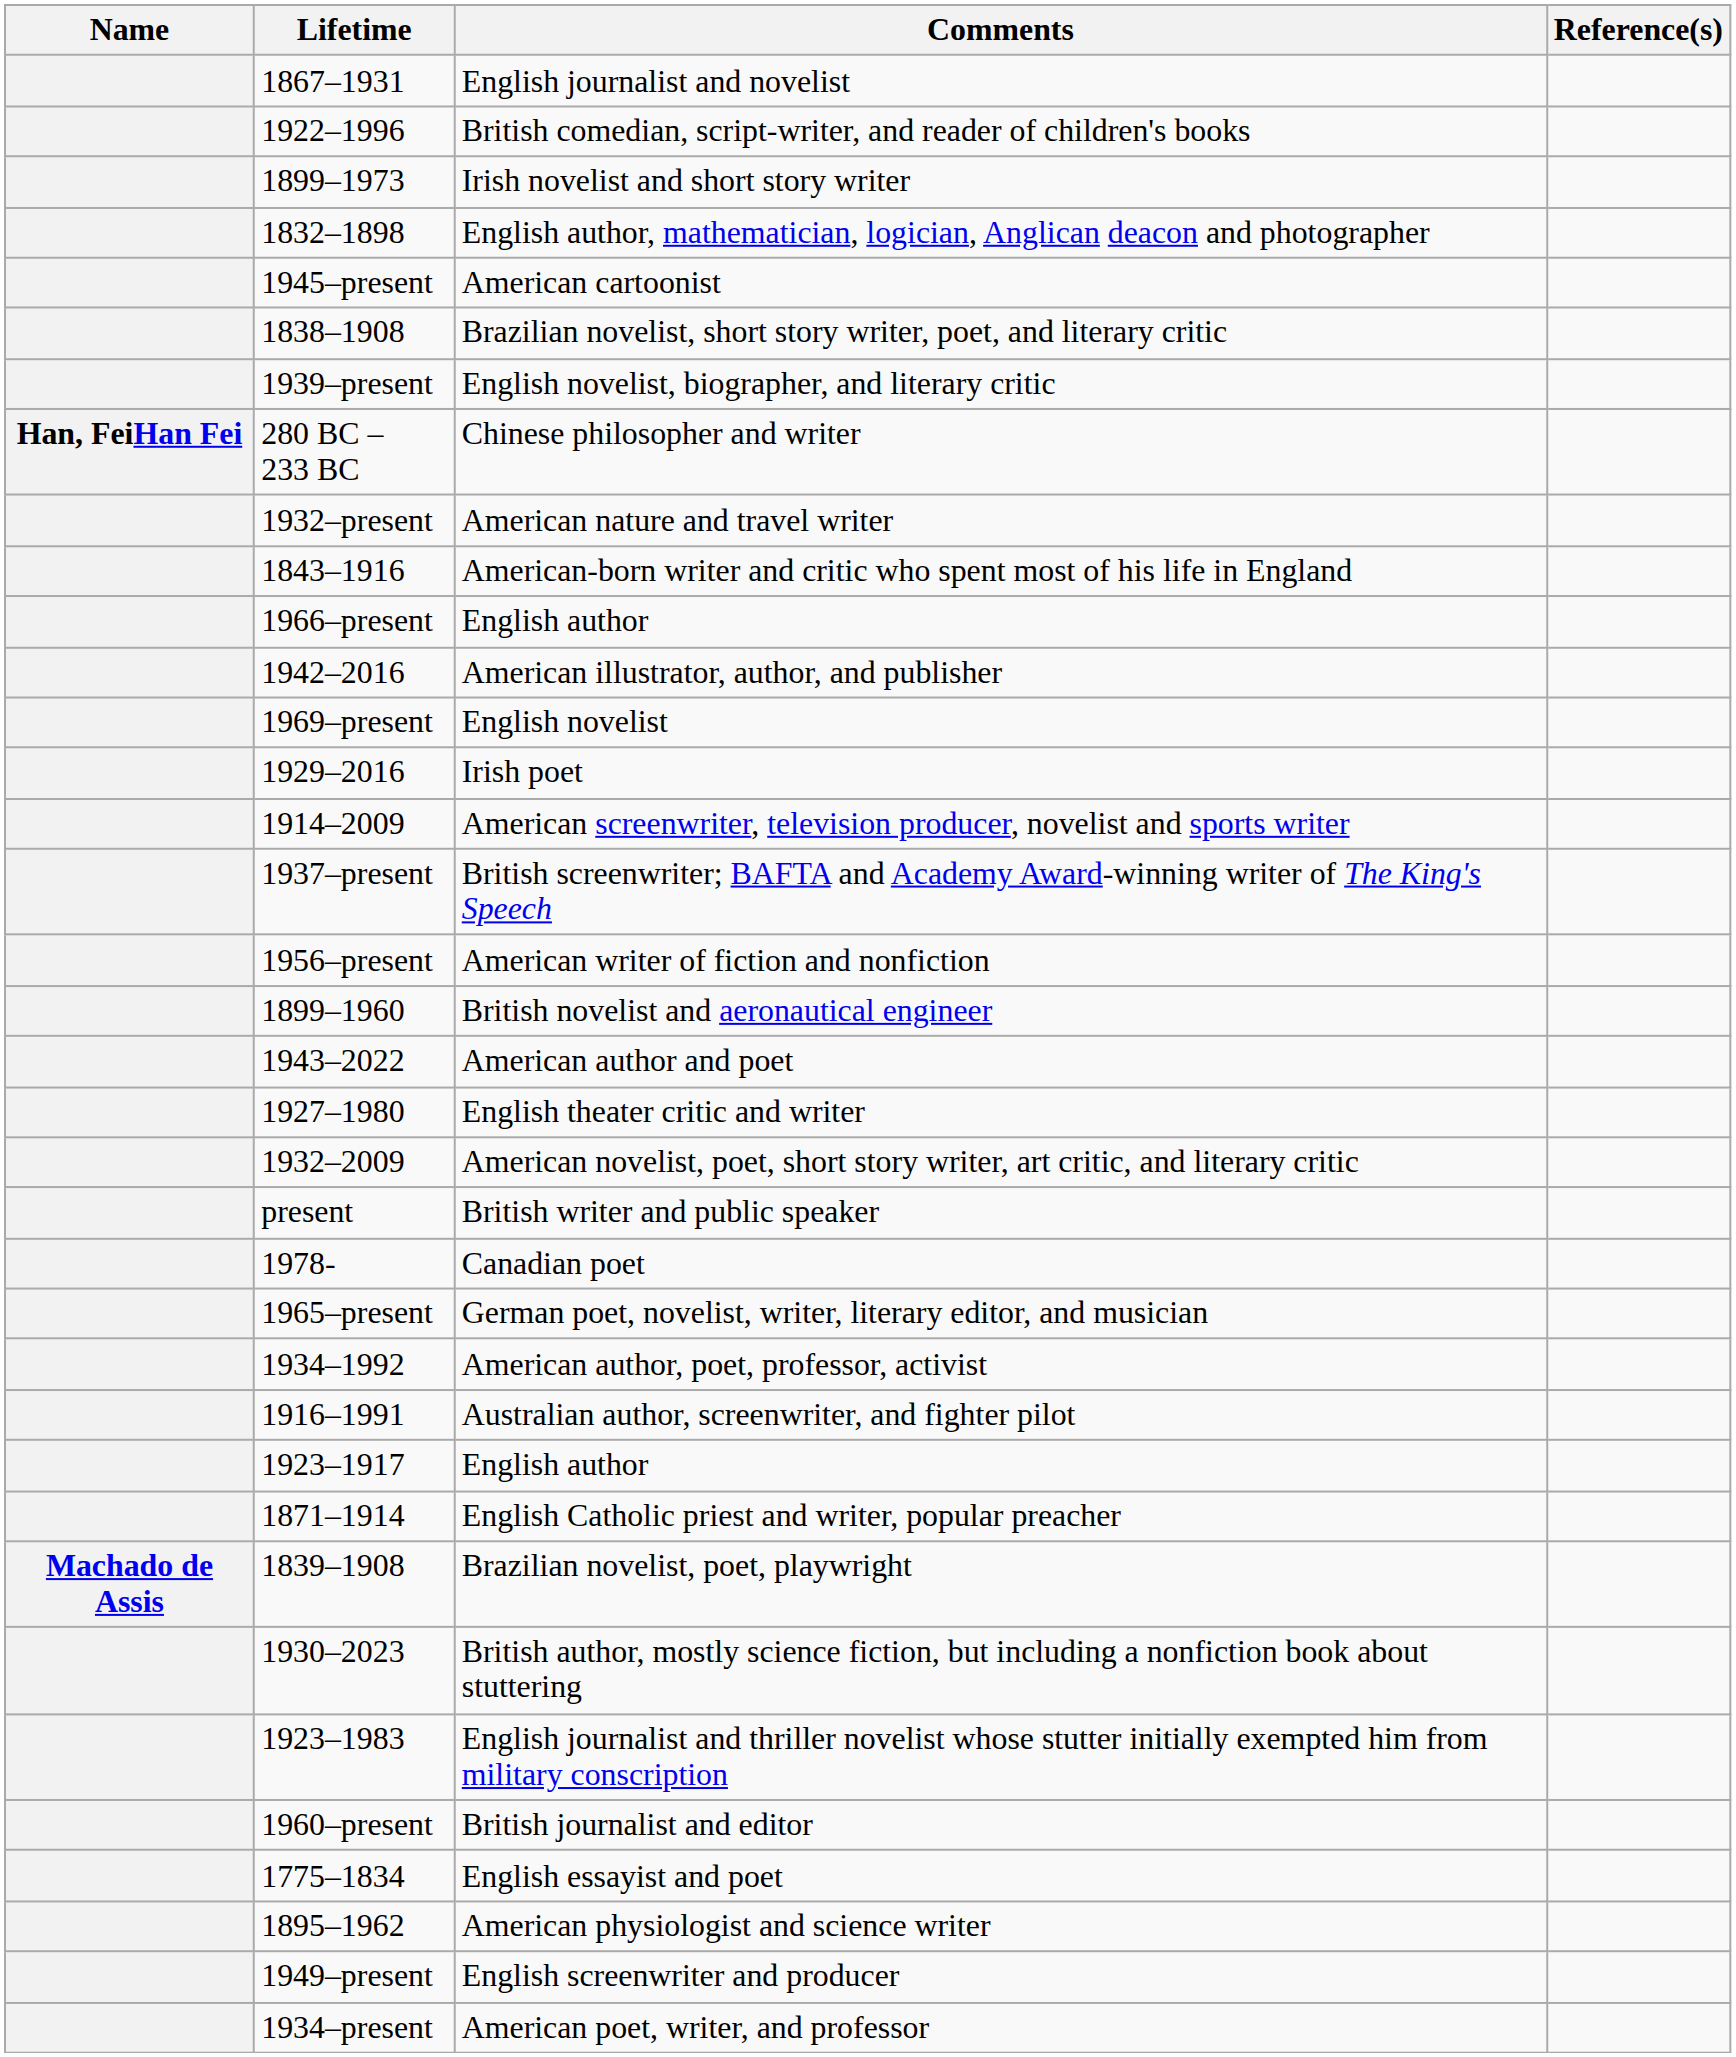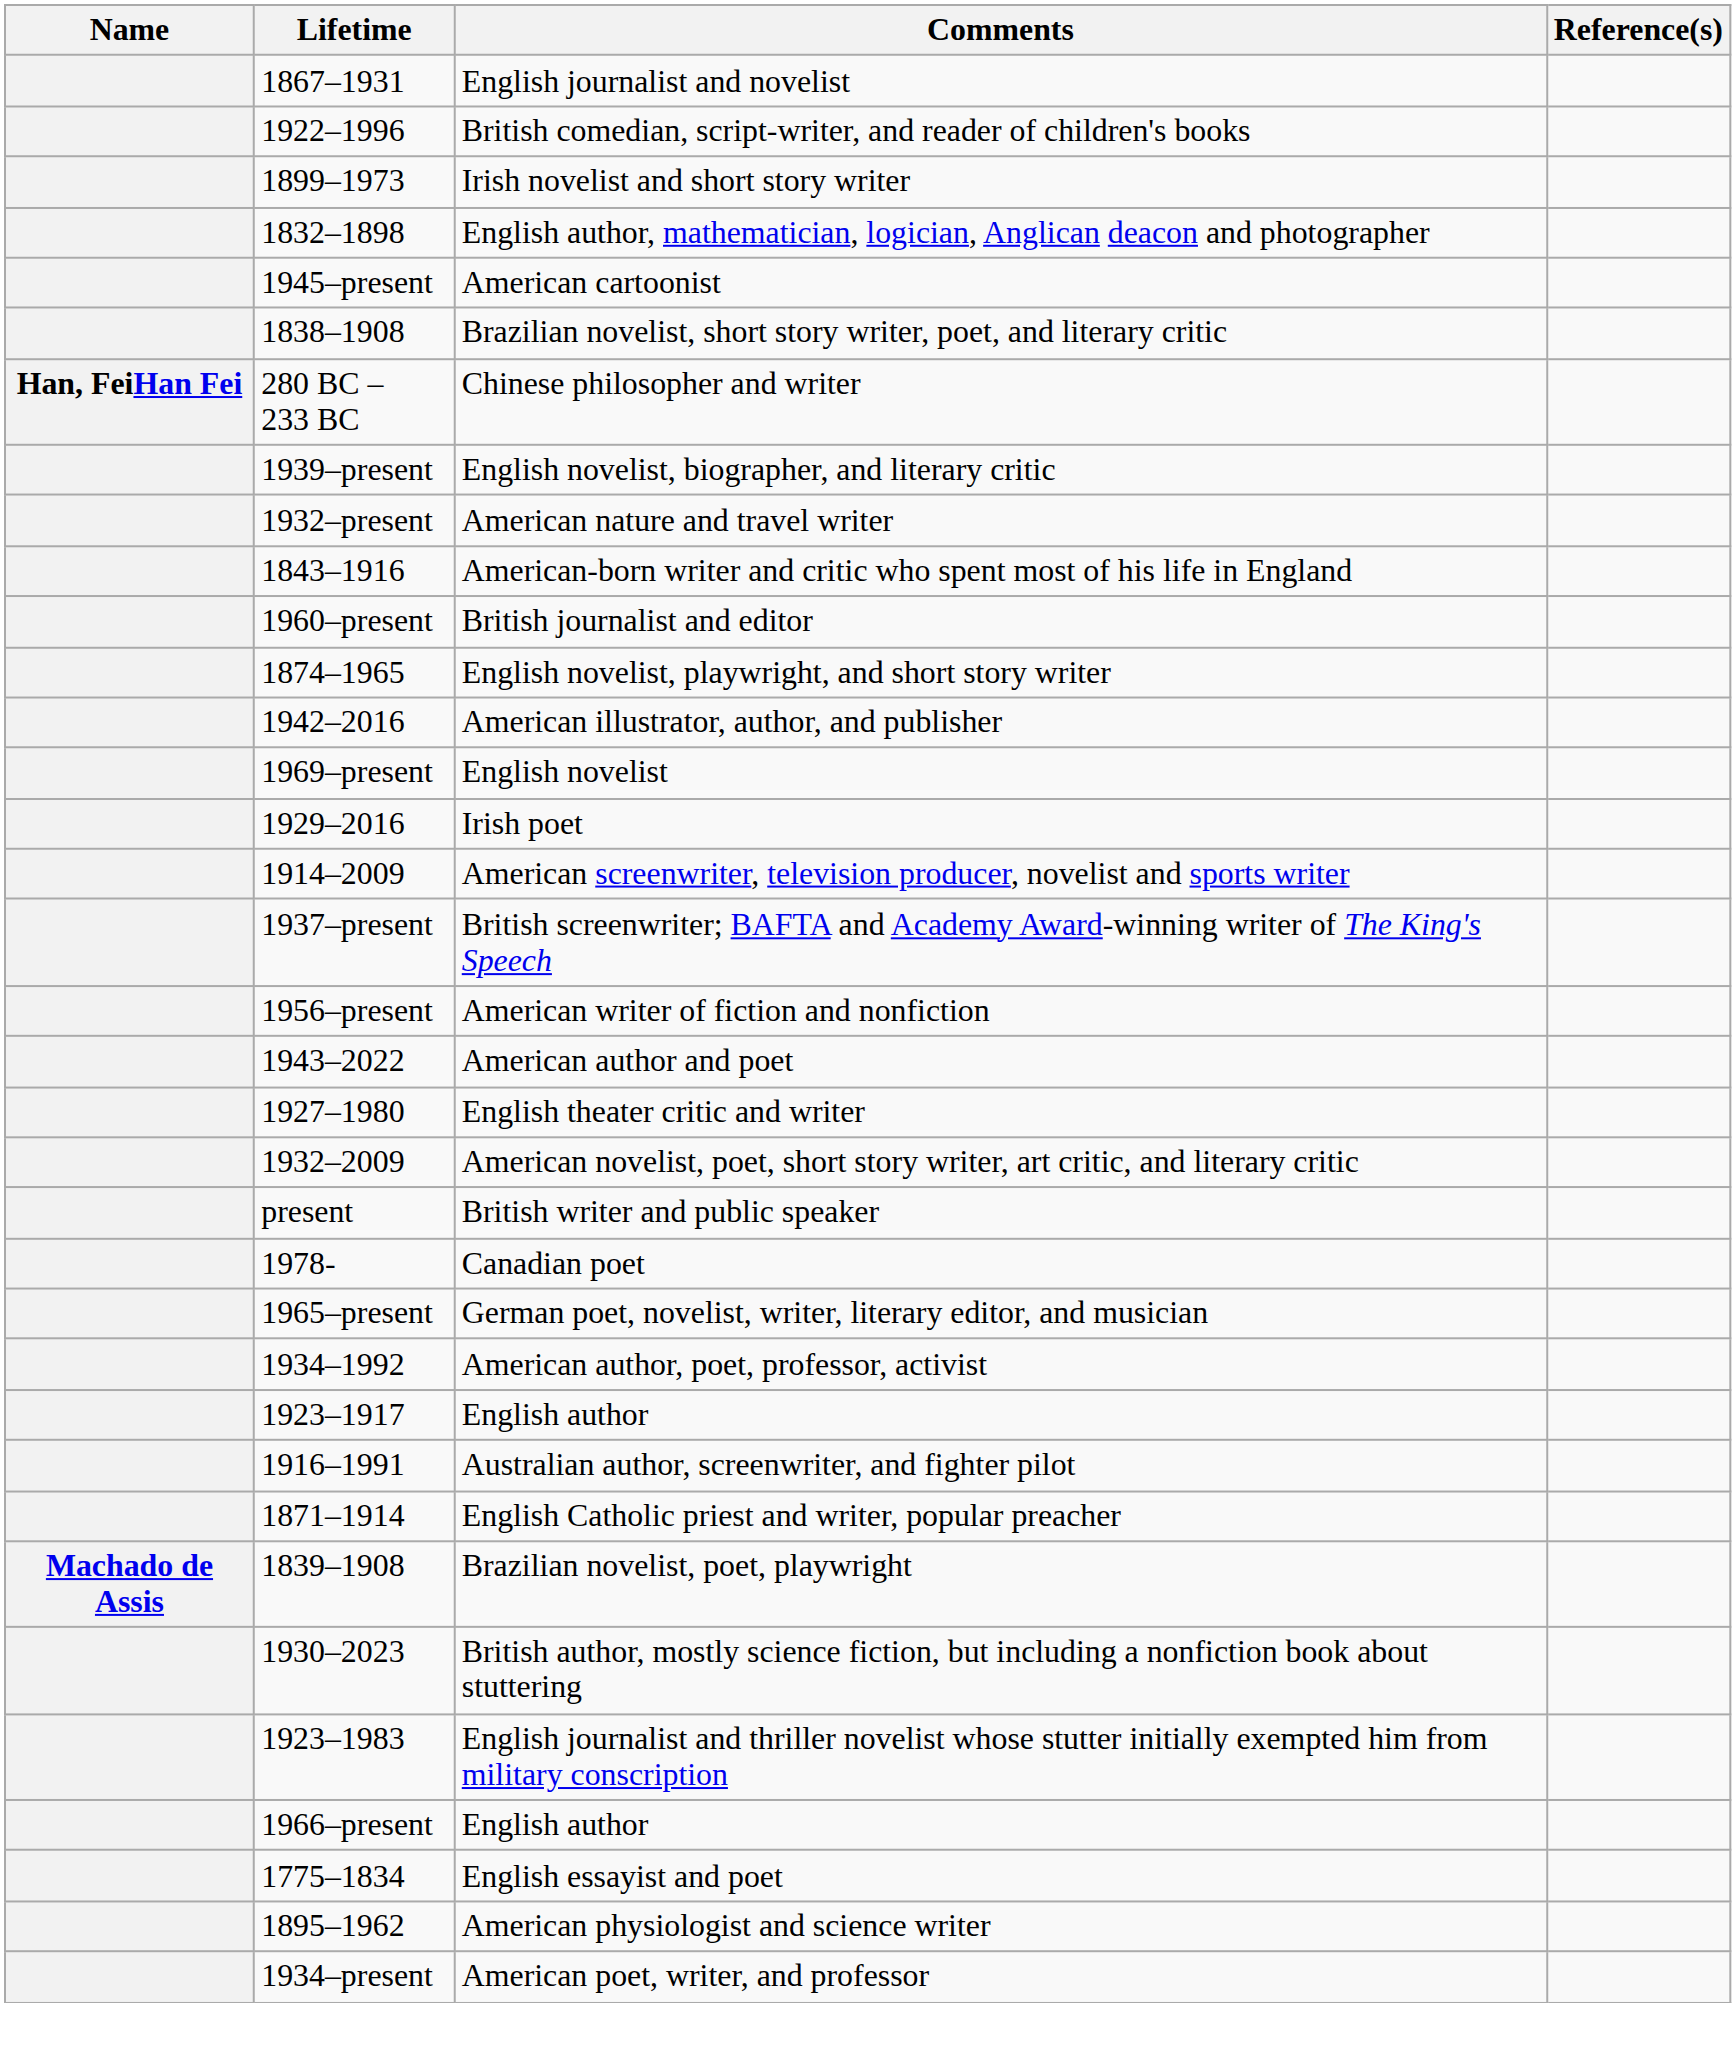rows swapped: (347, 383) <-> (322, 451)
rows swapped: (347, 1824) <-> (347, 621)
+ row: (333, 671)
- row: (333, 1010)
rows swapped: (333, 1414) <-> (333, 1464)
- row: (347, 1976)
